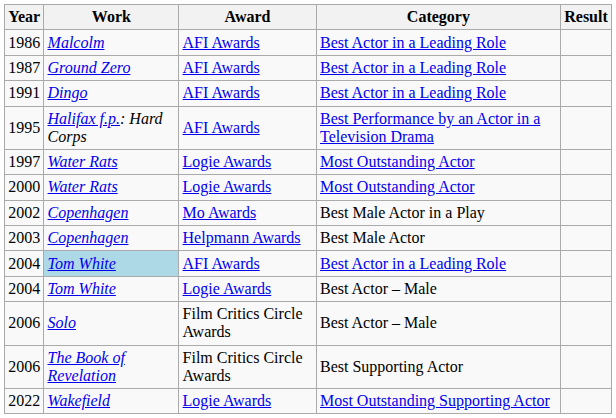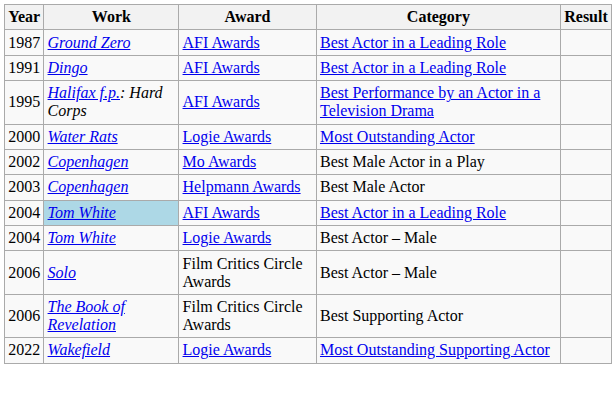- row: (24, 42)
- row: (24, 162)
